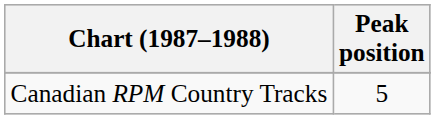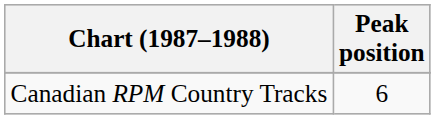(382, 93) 5 -> (382, 93) 6
